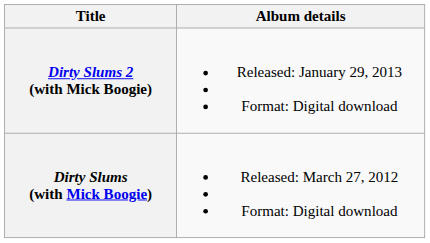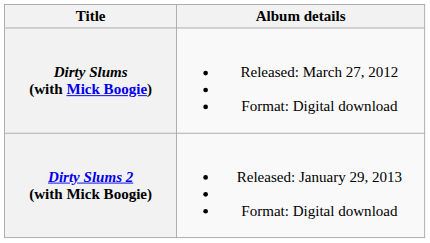rows swapped: (91, 185) <-> (91, 80)
